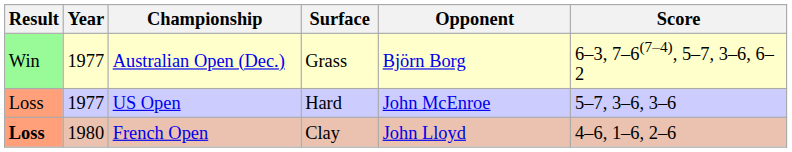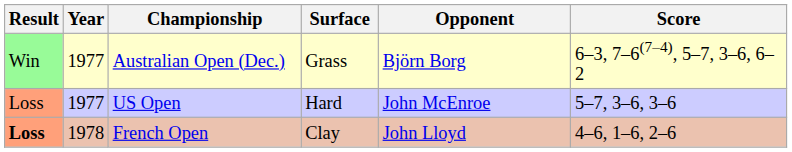(86, 132) 1980 -> (86, 132) 1978
